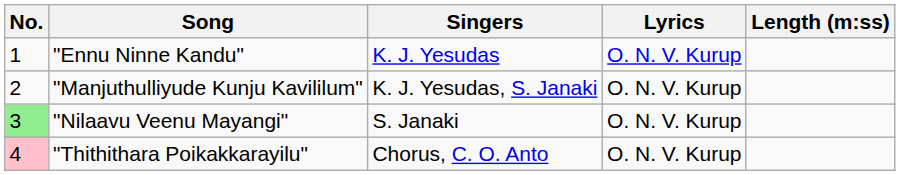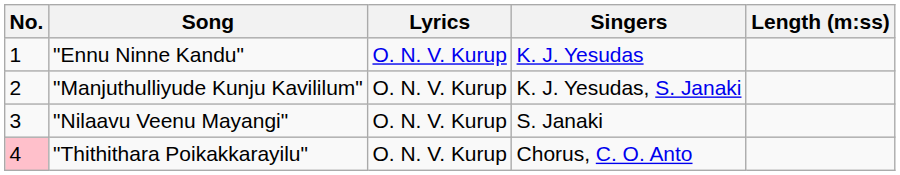columns swapped: (485, 21) <-> (674, 21)
(15, 121) lightgreen background -> (15, 121) no background
